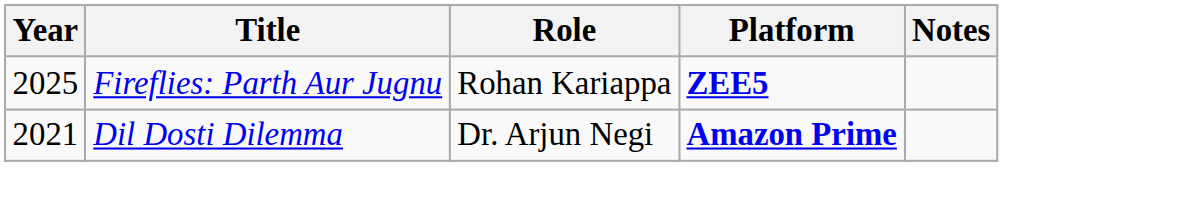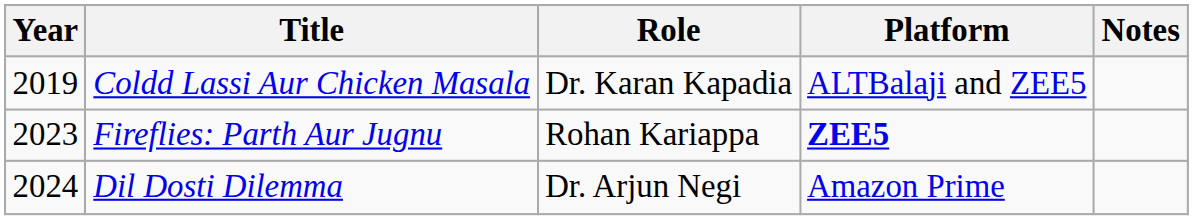+ row: (312, 82)
(45, 82) 2025 -> (45, 134) 2023
(45, 134) 2021 -> (45, 186) 2024
(792, 134) bold -> (906, 186) normal
